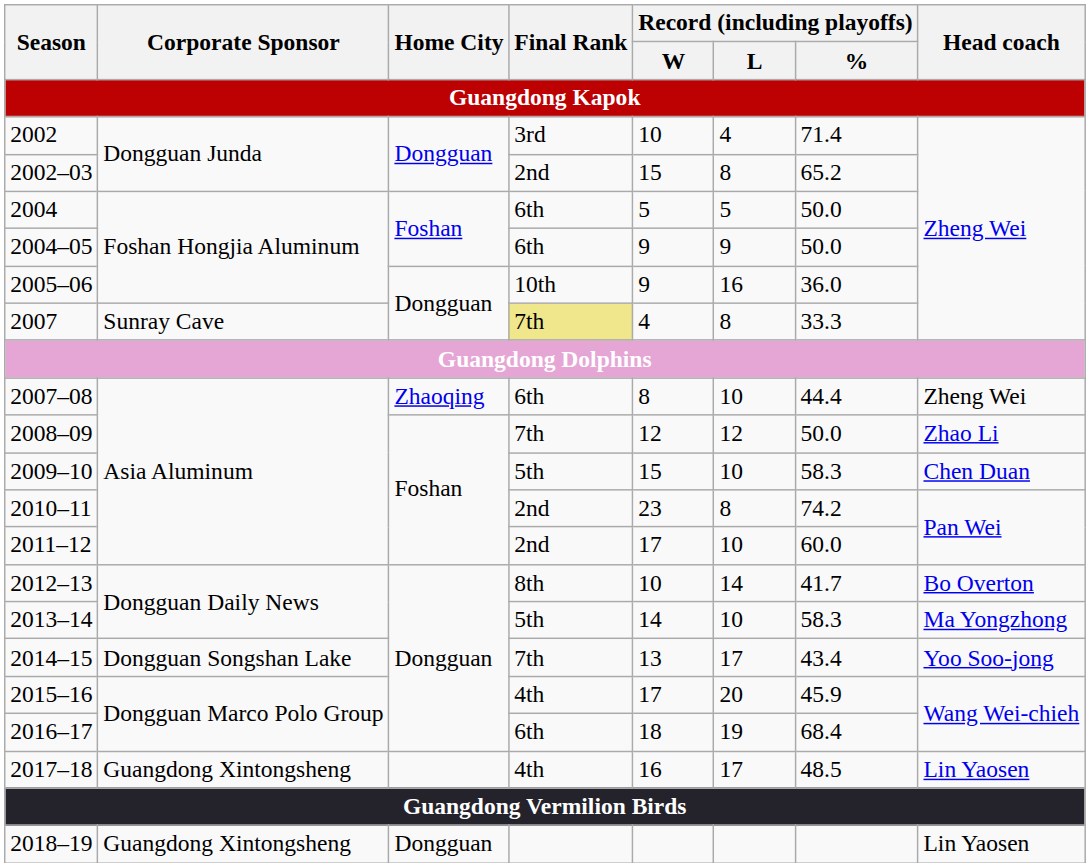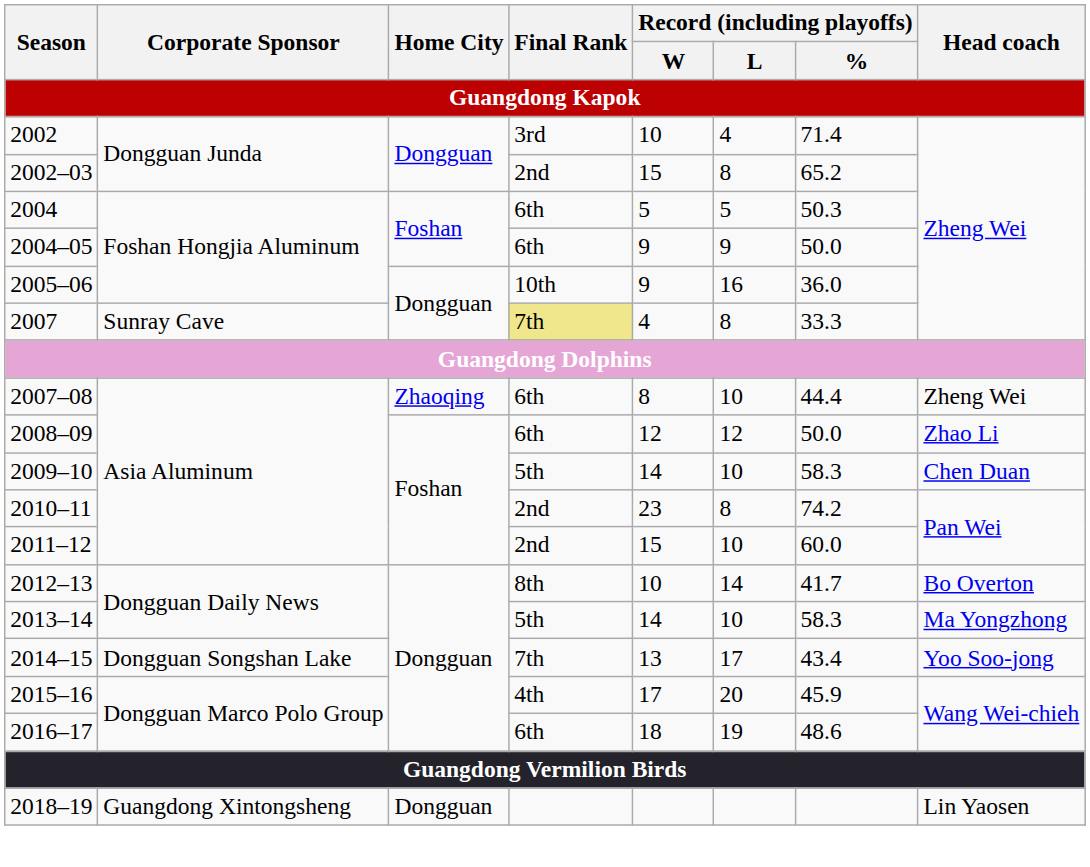(821, 209) 50.0 -> (821, 209) 50.3
(529, 433) 7th -> (529, 433) 6th
(650, 470) 15 -> (650, 470) 14
(650, 545) 17 -> (650, 545) 15
(821, 731) 68.4 -> (821, 731) 48.6
- row: (51, 769)
